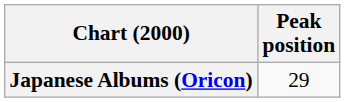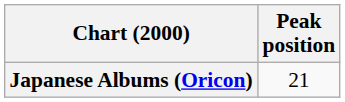(299, 79) 29 -> (299, 79) 21
